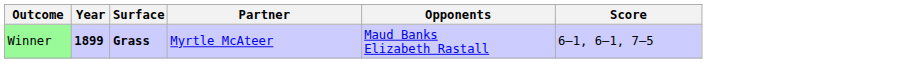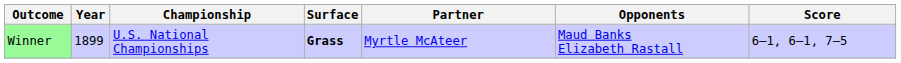+ column: (207, 14)
(89, 41) bold -> (89, 41) normal
